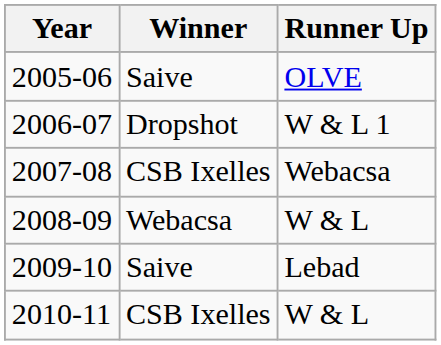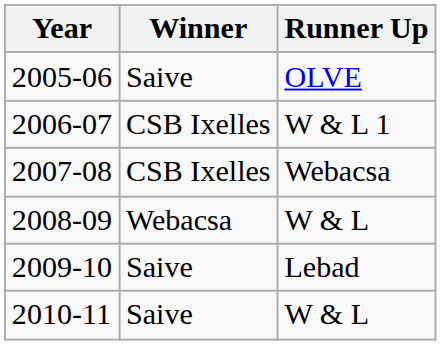(182, 123) Dropshot -> (198, 123) CSB Ixelles
(198, 314) CSB Ixelles -> (159, 314) Saive
